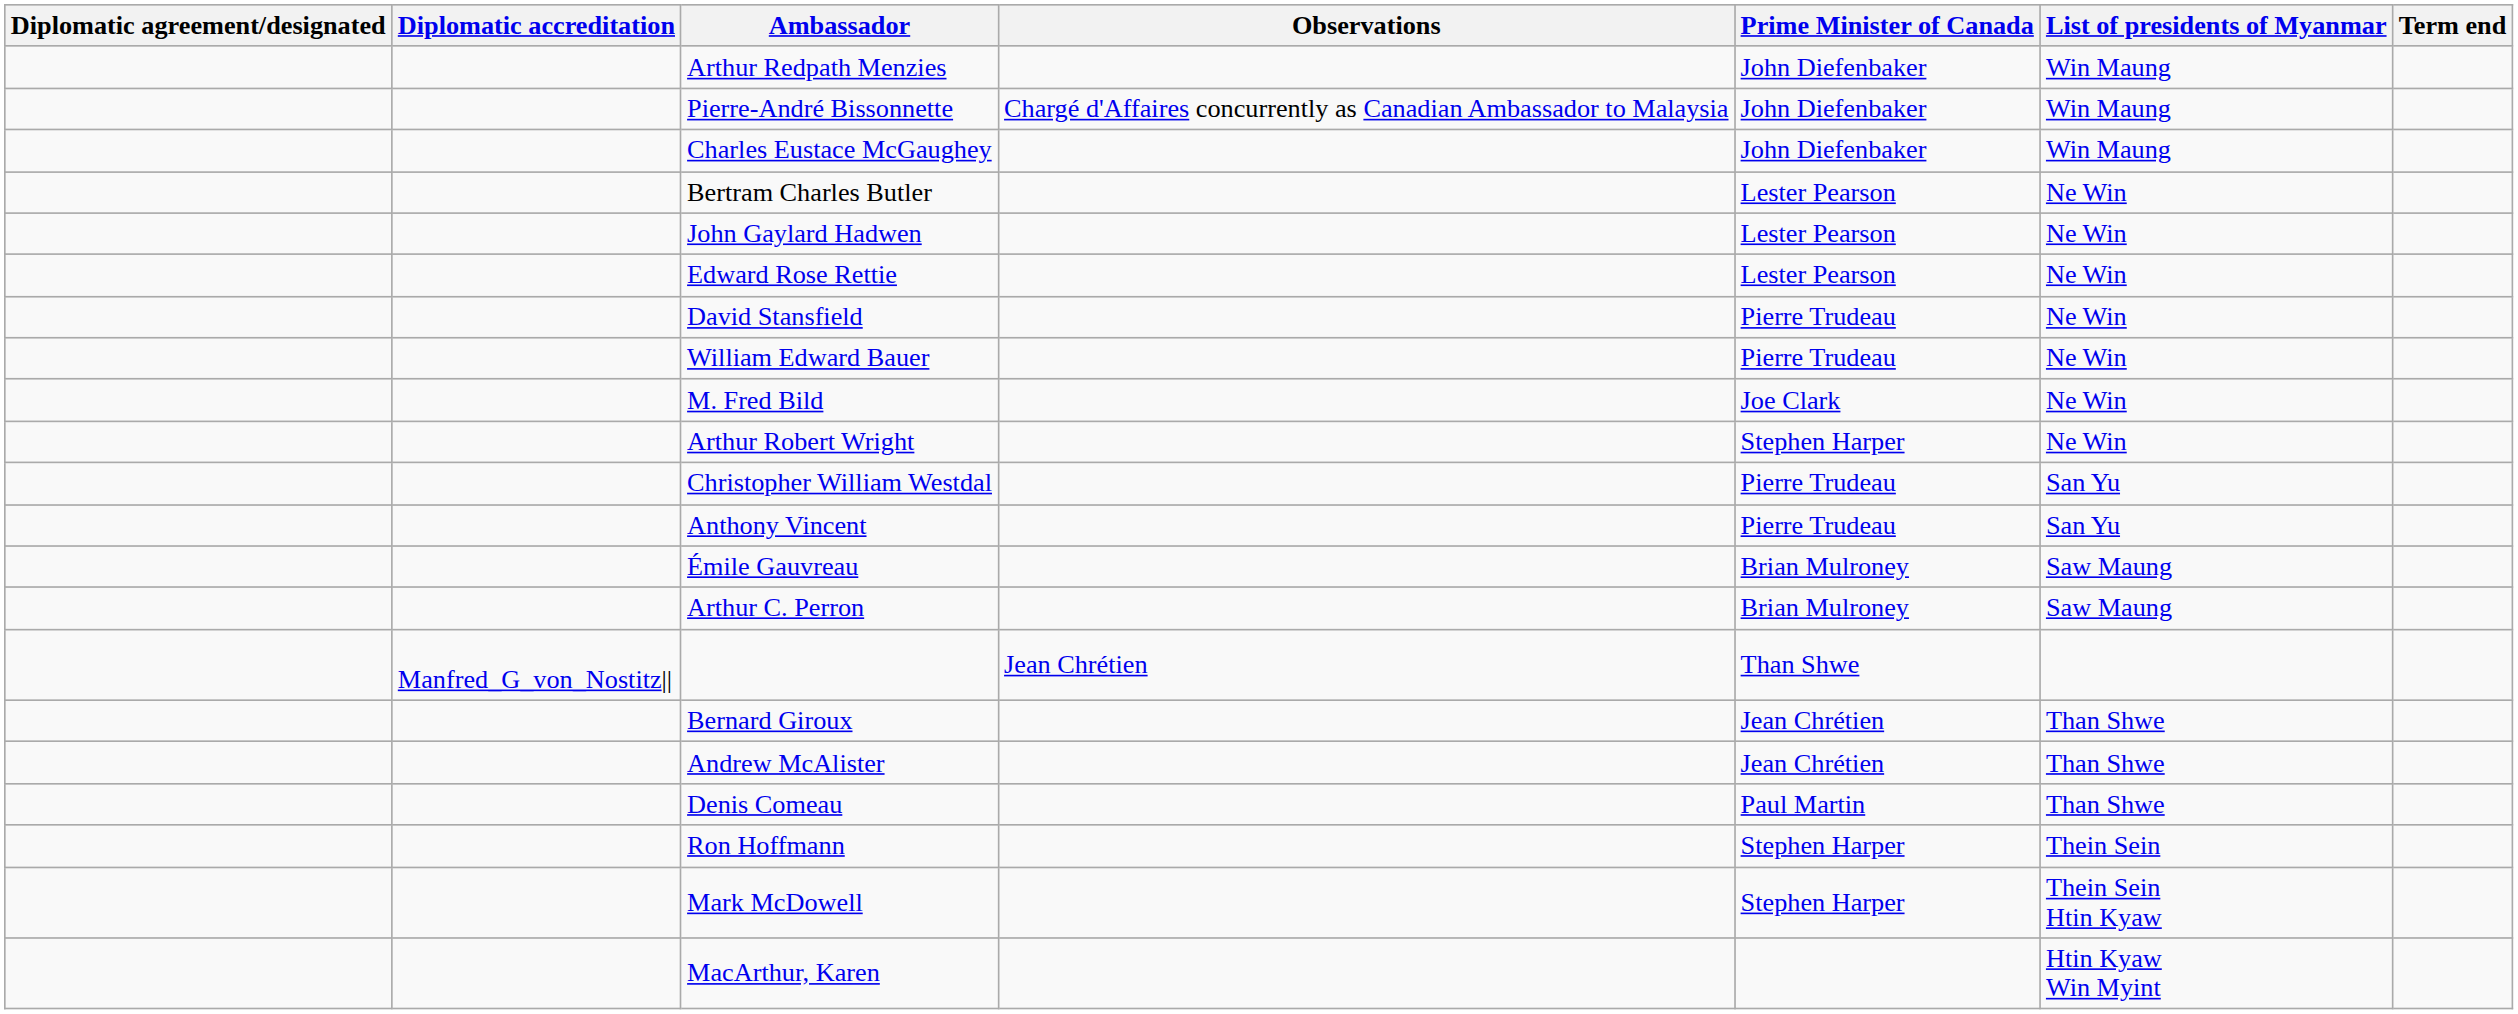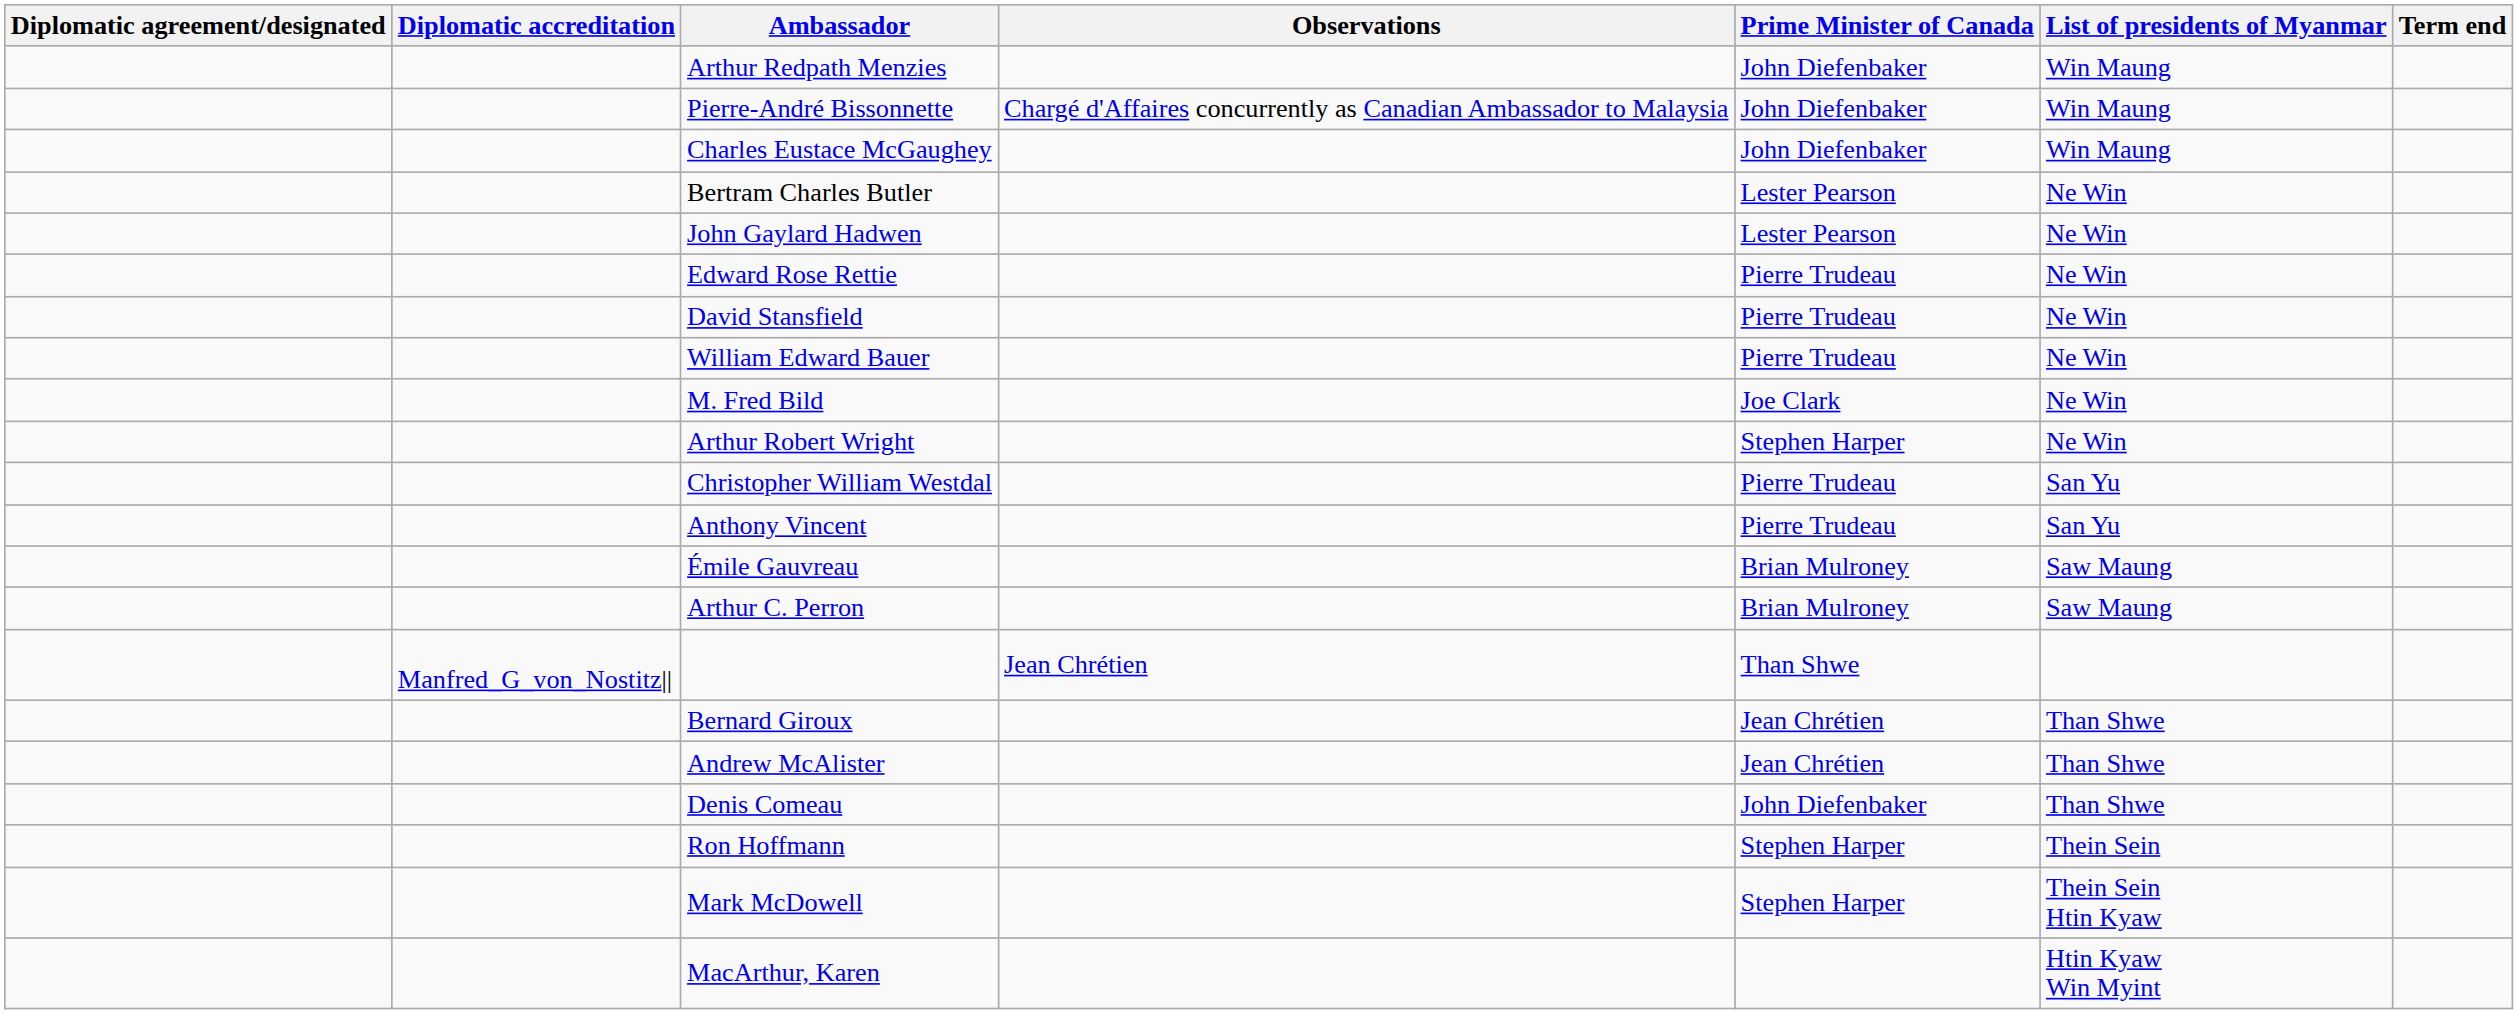(1818, 274) Lester Pearson -> (1818, 274) Pierre Trudeau
(1803, 803) Paul Martin -> (1834, 803) John Diefenbaker
